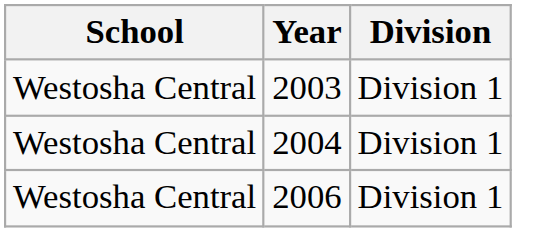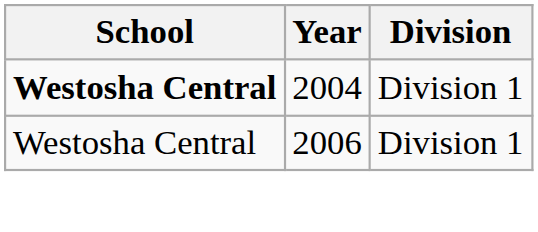- row: (307, 87)
(135, 142) normal -> (145, 87) bold
